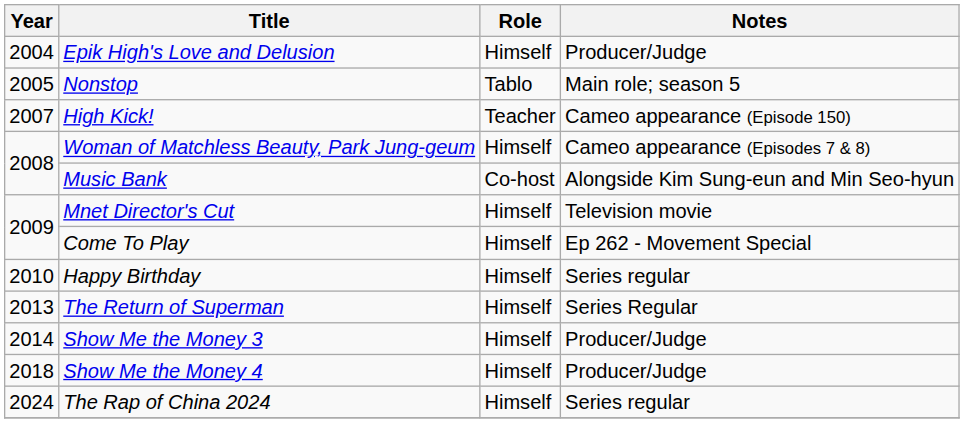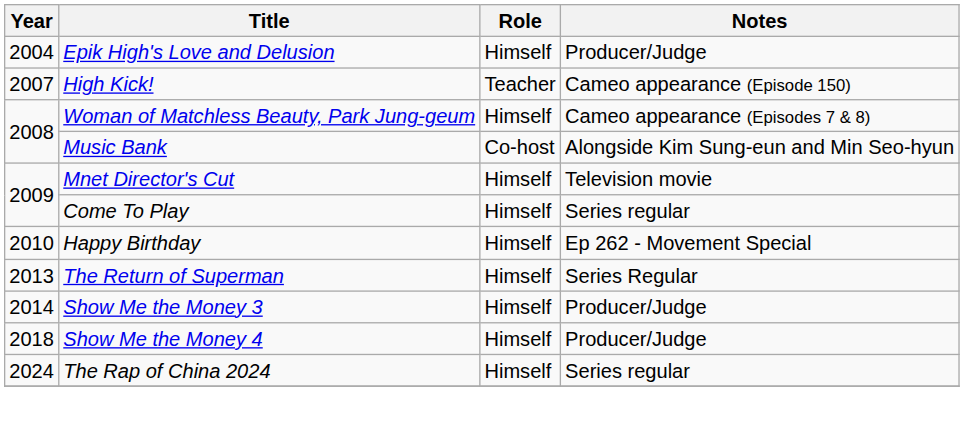- row: (101, 84)
(688, 243) Ep 262 - Movement Special -> (628, 211) Series regular
(628, 275) Series regular -> (688, 243) Ep 262 - Movement Special
